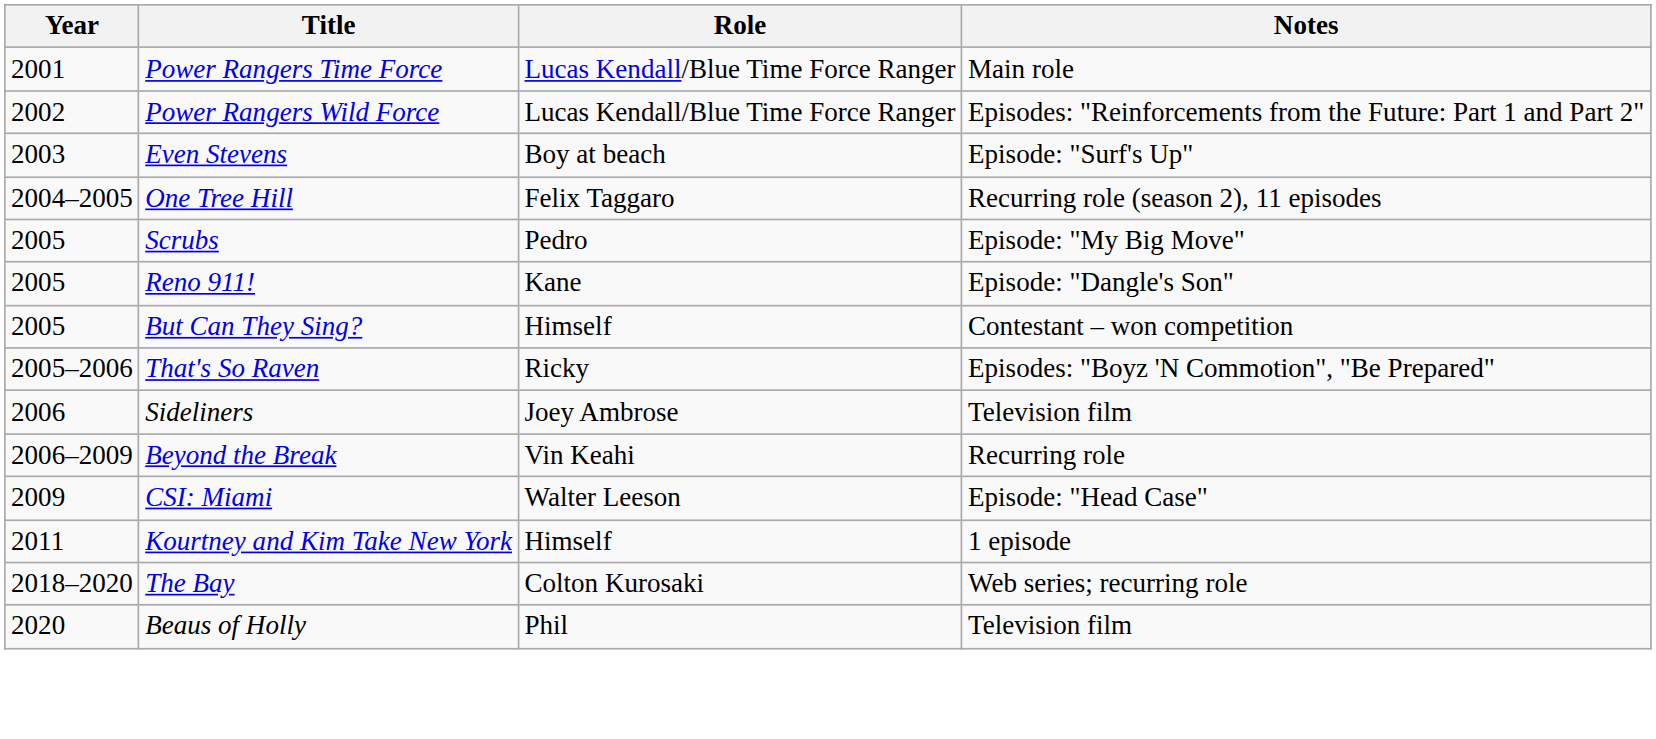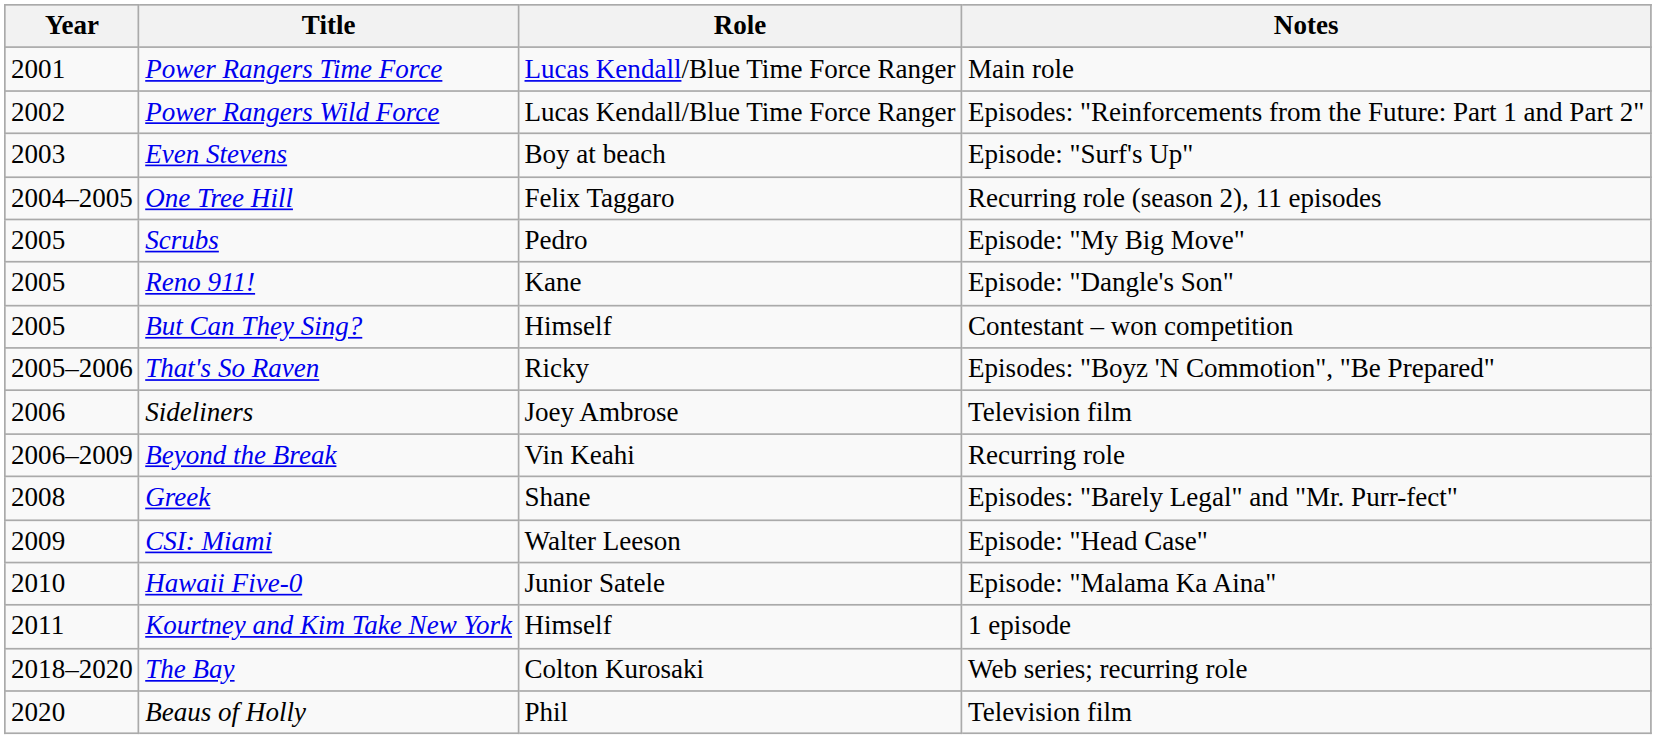+ row: (178, 497)
+ row: (224, 583)
